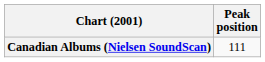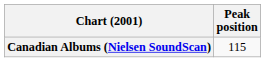(237, 47) 111 -> (237, 47) 115
